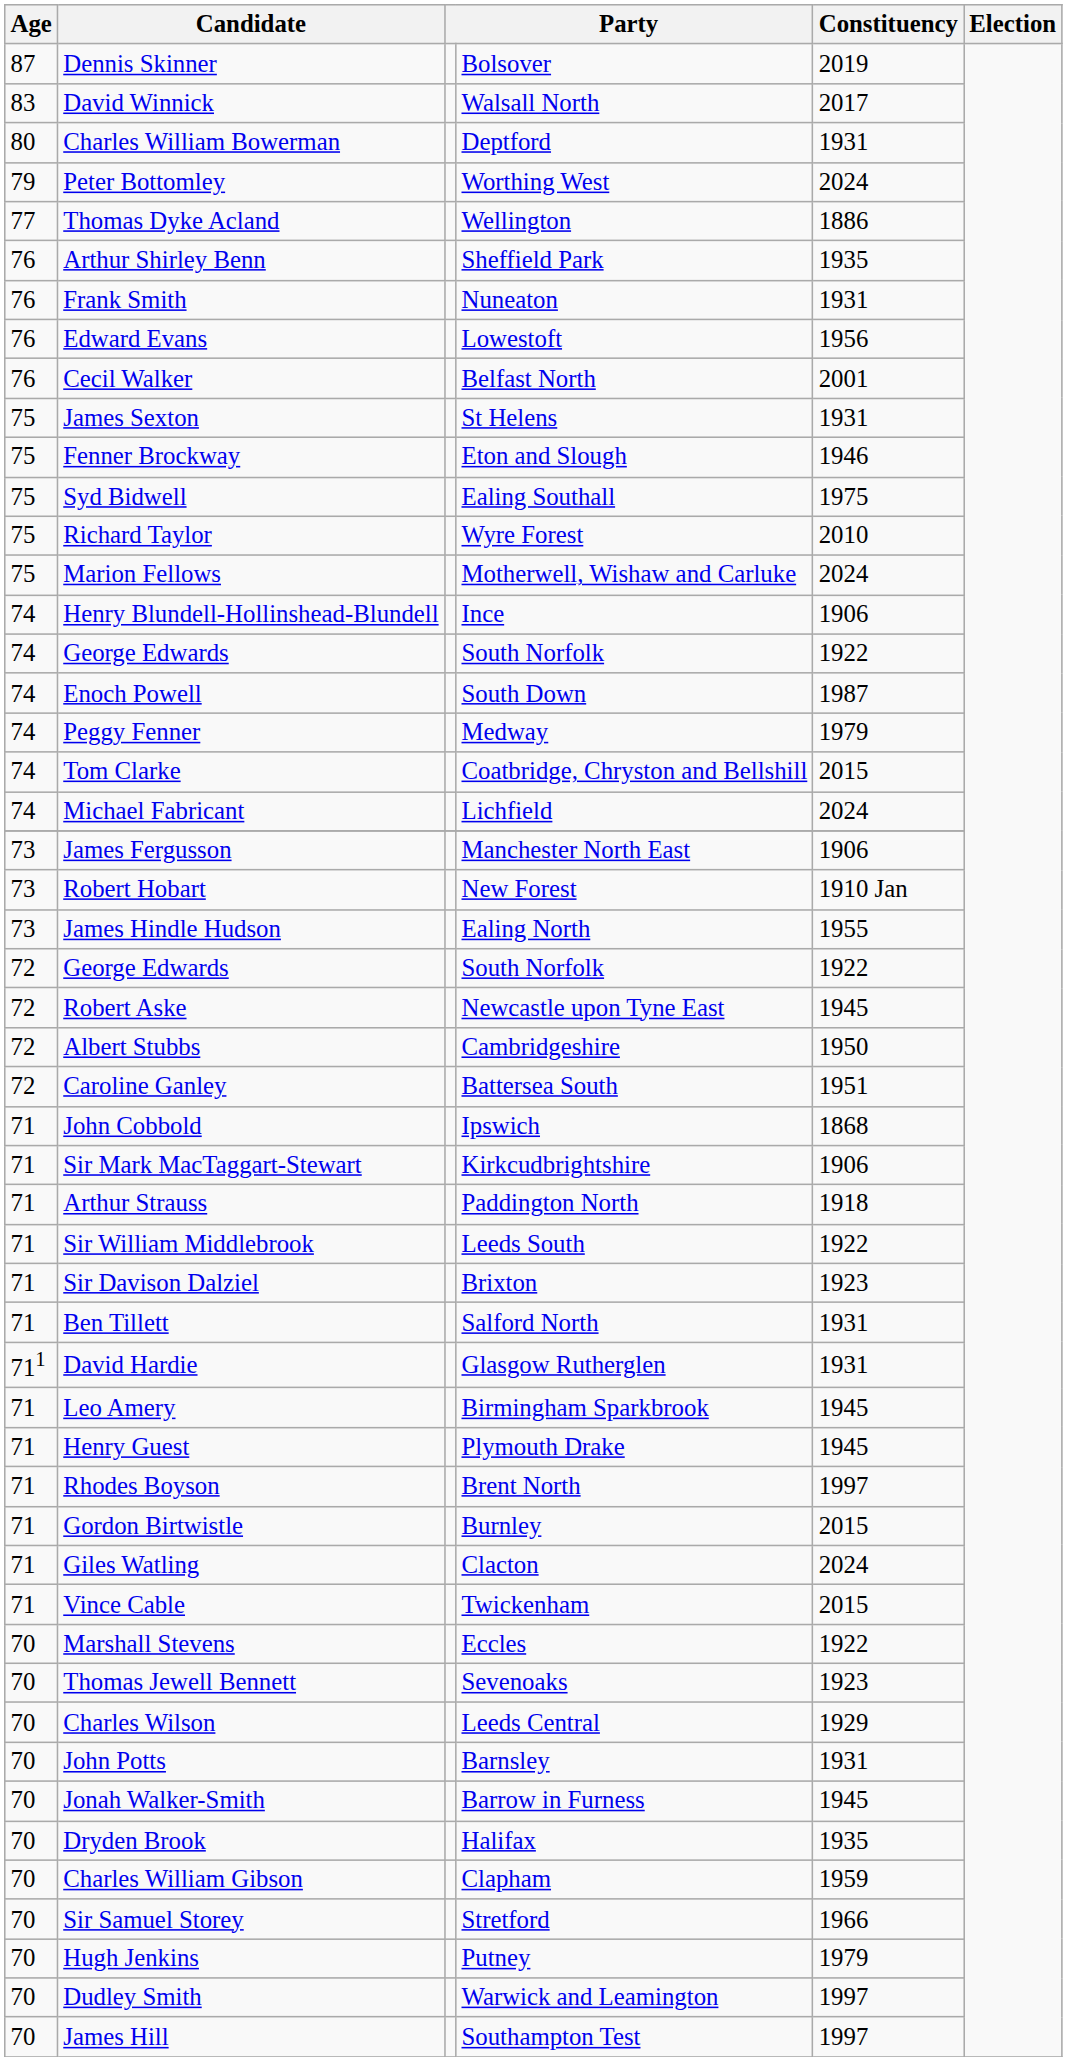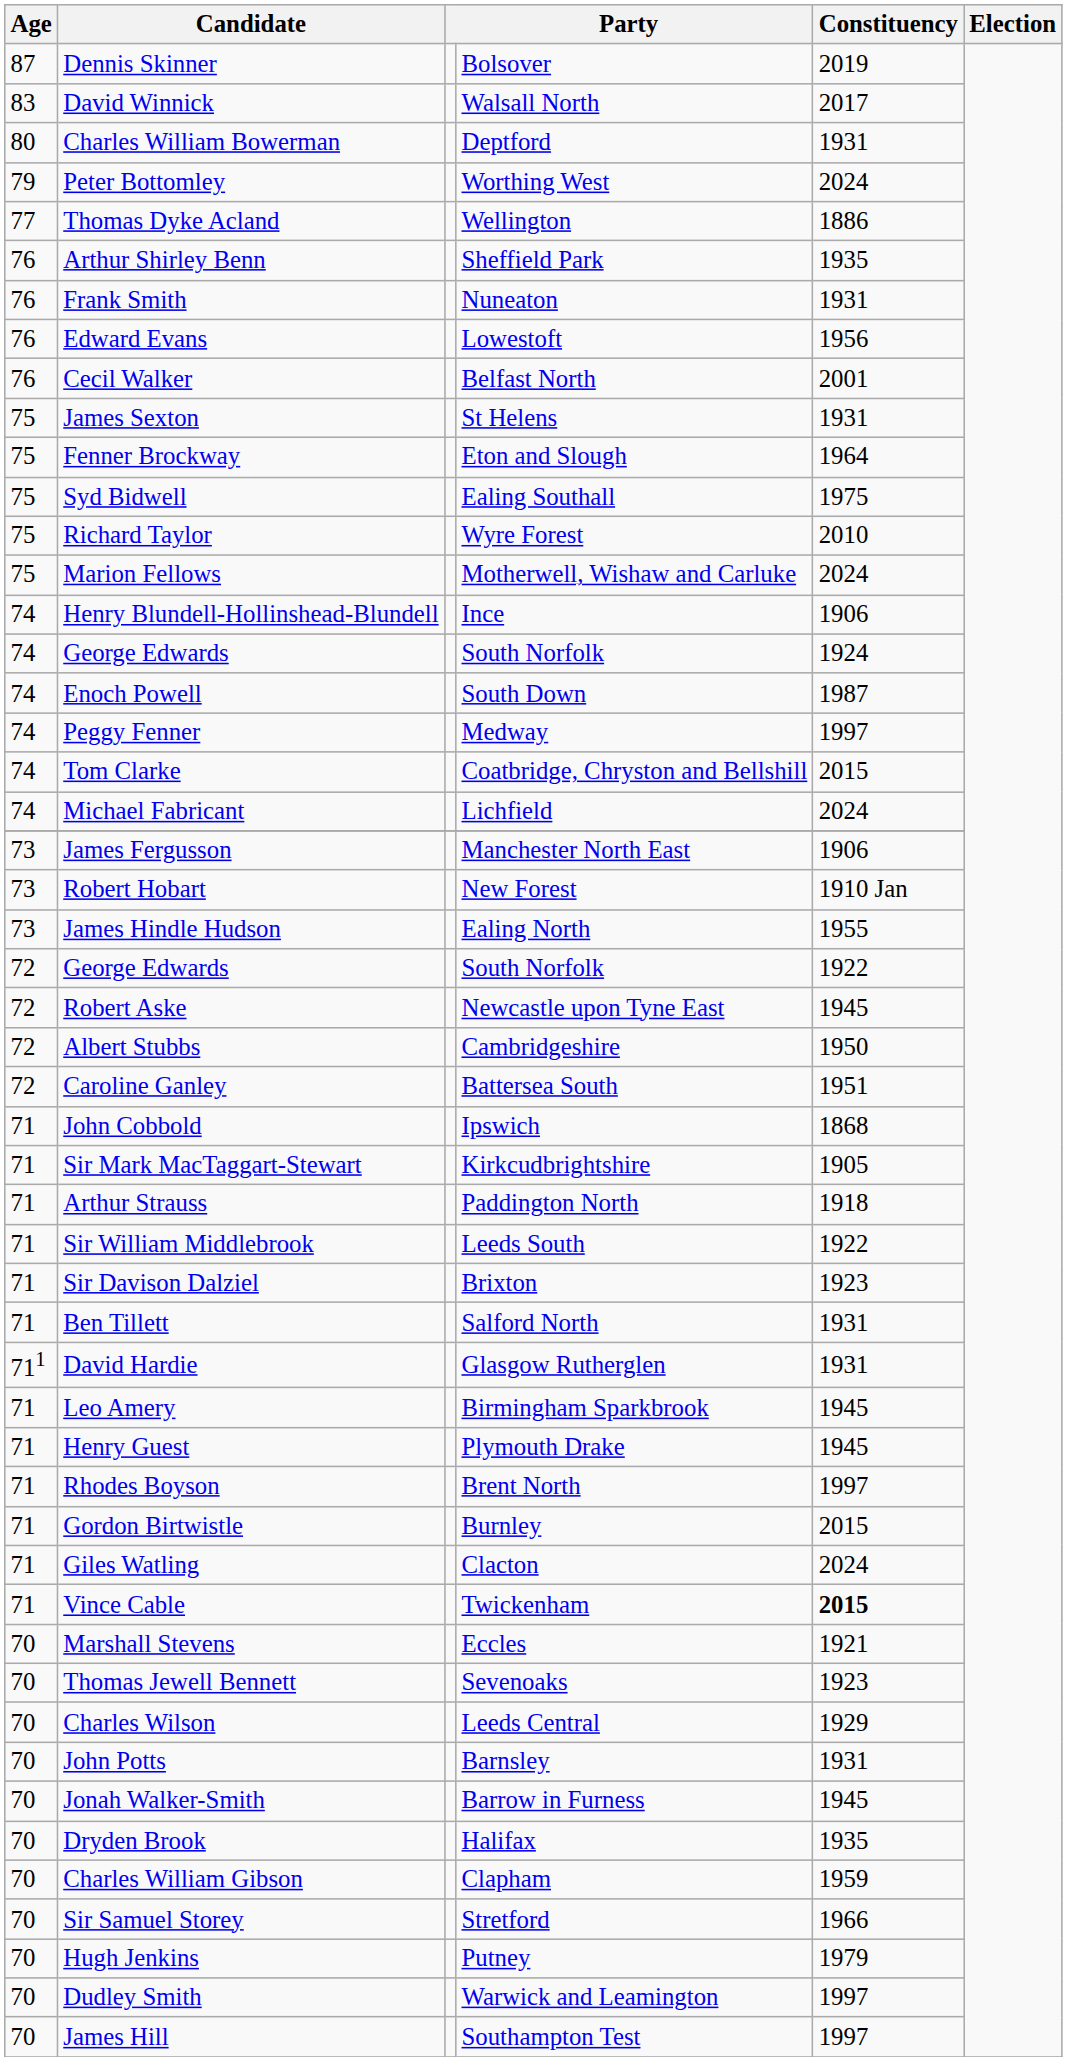(844, 456) 1946 -> (844, 456) 1964
(844, 653) 1922 -> (844, 653) 1924
(844, 732) 1979 -> (844, 732) 1997
(844, 1164) 1906 -> (844, 1164) 1905
(844, 1604) normal -> (844, 1604) bold
(844, 1643) 1922 -> (844, 1643) 1921
